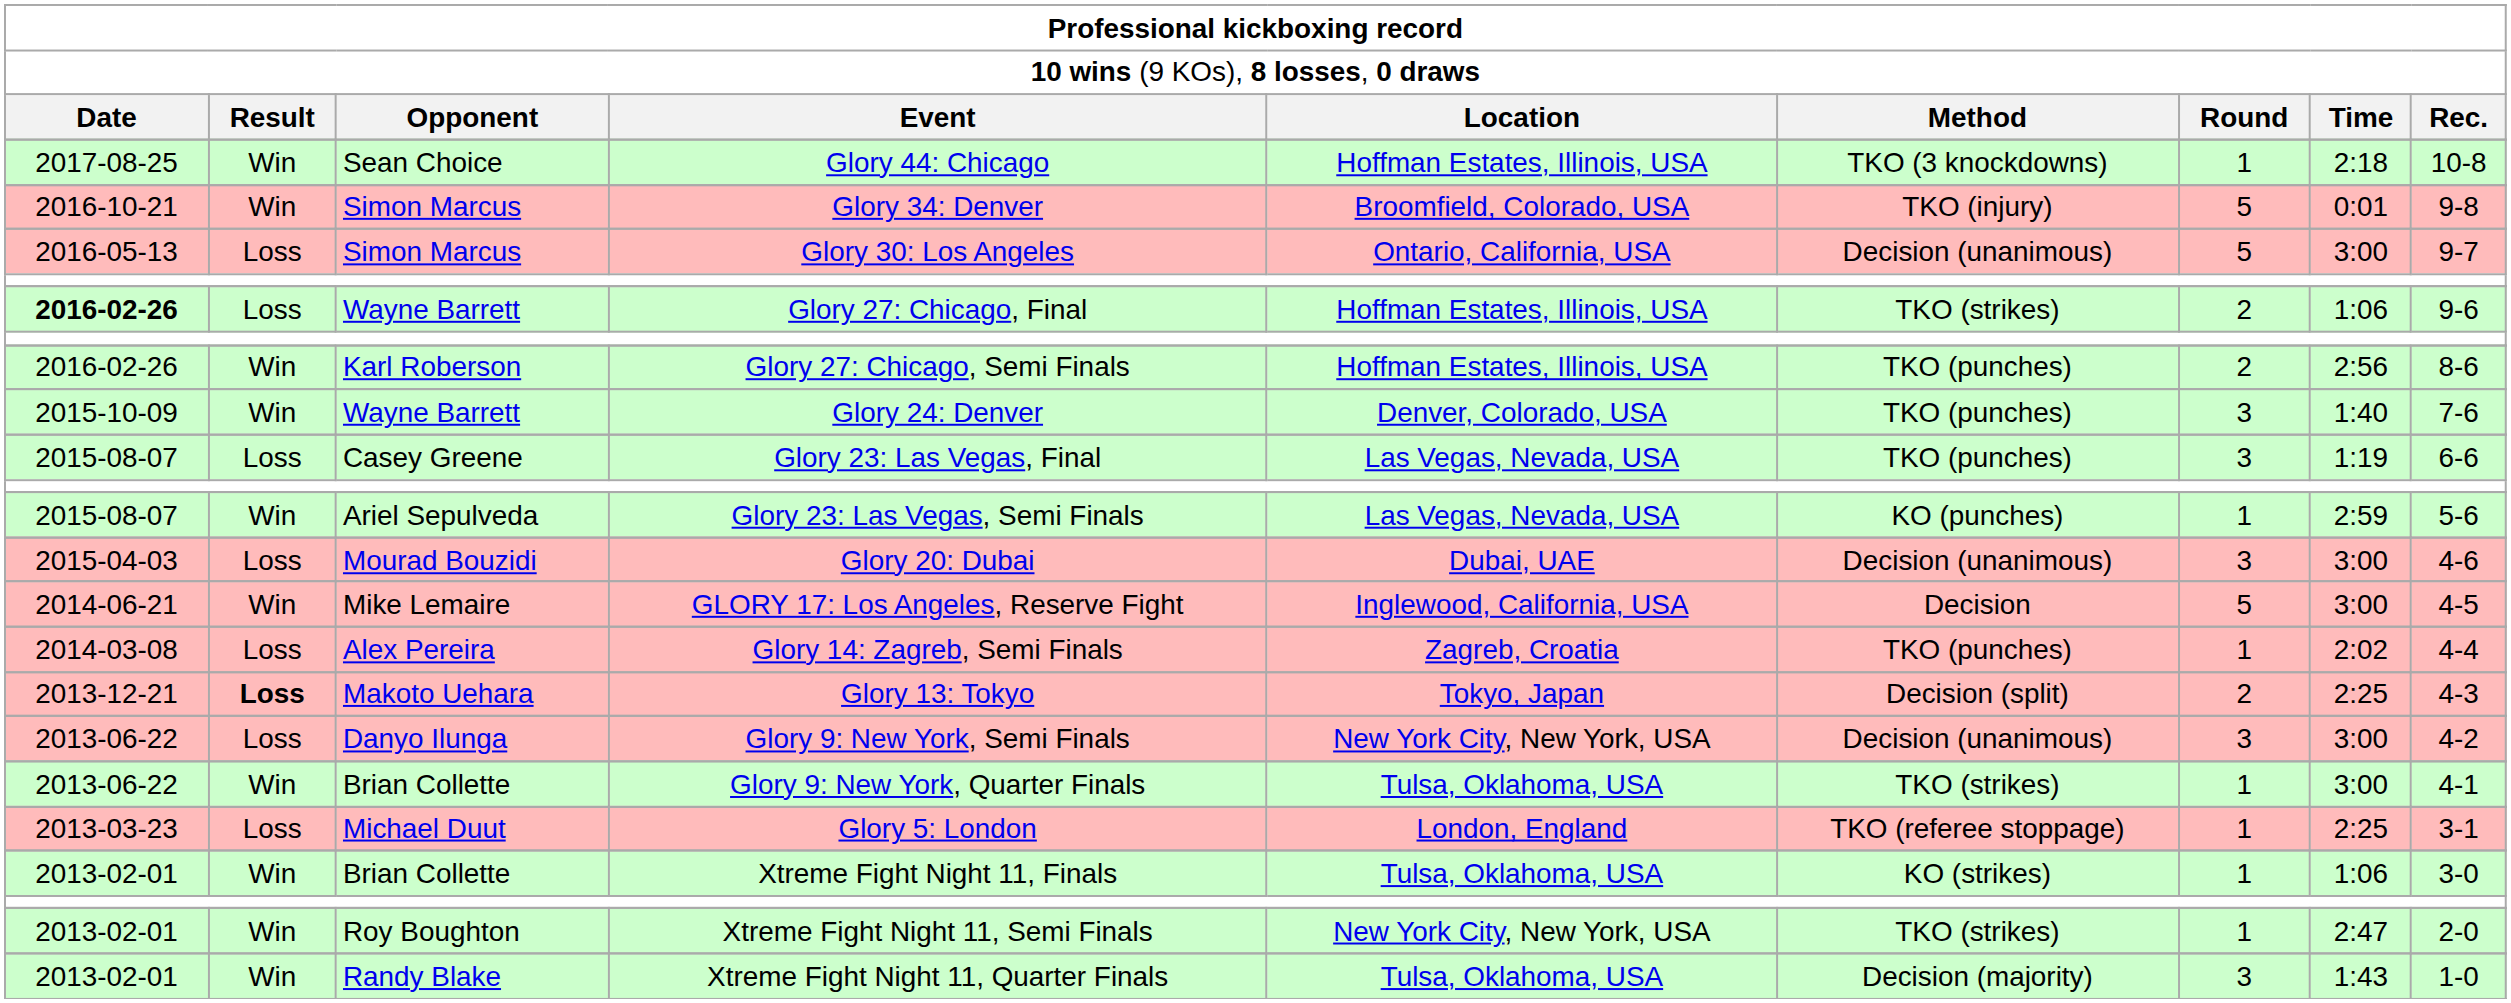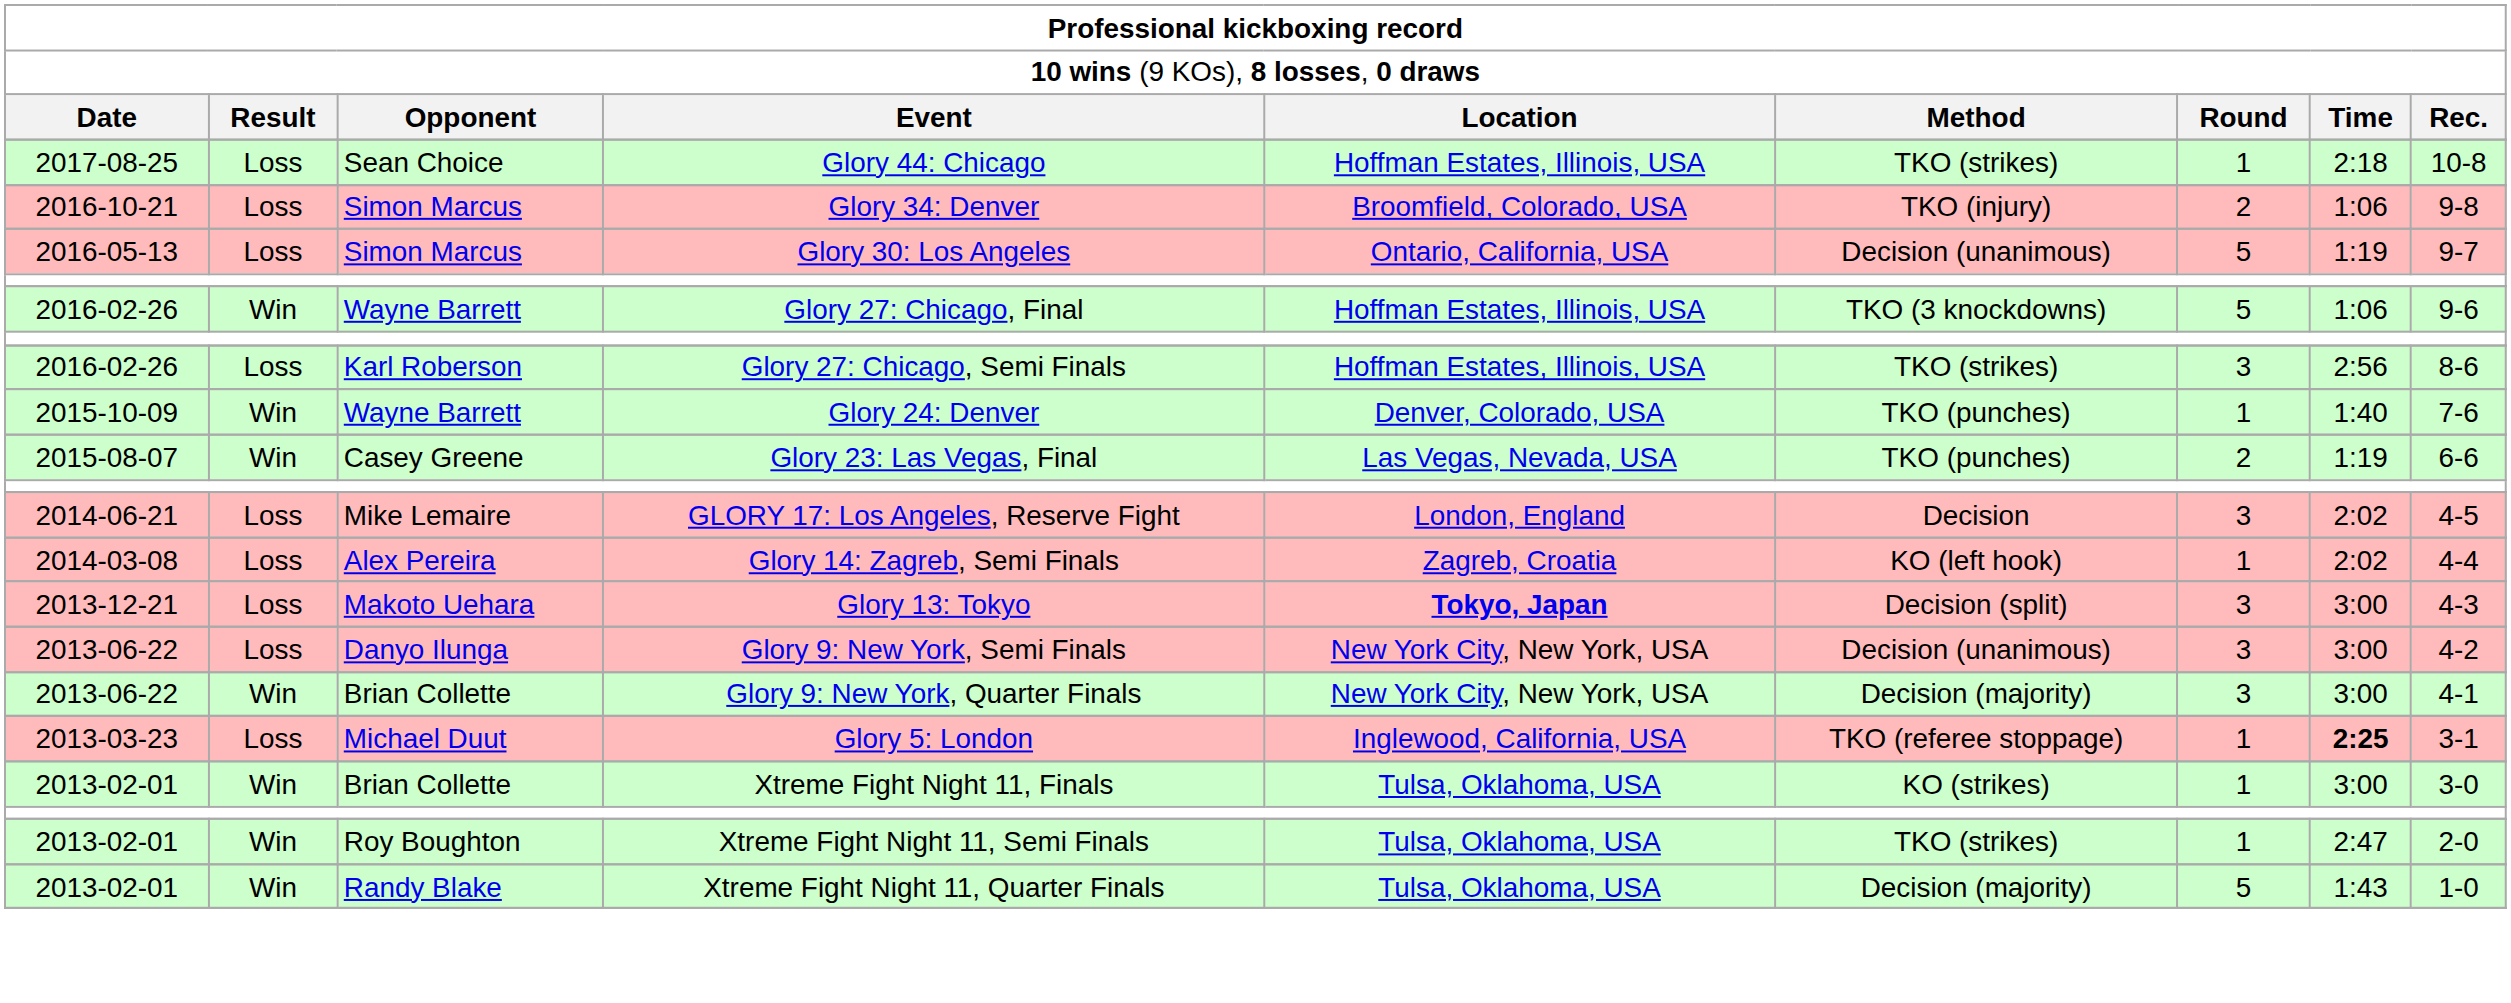(272, 162) Win -> (273, 162) Loss
(1977, 162) TKO (3 knockdowns) -> (1976, 162) TKO (strikes)
(272, 207) Win -> (273, 207) Loss
(2244, 207) 5 -> (2244, 207) 2
(2361, 207) 0:01 -> (2361, 207) 1:06
(2361, 251) 3:00 -> (2361, 251) 1:19
(107, 309) bold -> (107, 309) normal
(272, 309) Loss -> (273, 309) Win
(1977, 309) TKO (strikes) -> (1976, 309) TKO (3 knockdowns)
(2244, 309) 2 -> (2244, 309) 5
(272, 367) Win -> (273, 367) Loss
(1977, 367) TKO (punches) -> (1976, 367) TKO (strikes)
(2244, 367) 2 -> (2244, 367) 3
(2244, 412) 3 -> (2244, 412) 1
(272, 457) Loss -> (273, 457) Win
(2244, 457) 3 -> (2244, 457) 2
- row: (938, 515)
- row: (938, 560)
(272, 604) Win -> (273, 515) Loss
(1522, 604) Inglewood, California, USA -> (1520, 515) London, England
(2244, 604) 5 -> (2244, 515) 3
(2361, 604) 3:00 -> (2361, 515) 2:02
(1977, 649) TKO (punches) -> (1976, 560) KO (left hook)
(272, 694) bold -> (273, 604) normal
(1522, 694) normal -> (1520, 604) bold
(2244, 694) 2 -> (2244, 604) 3
(2361, 694) 2:25 -> (2361, 604) 3:00
(1522, 784) Tulsa, Oklahoma, USA -> (1520, 694) New York City, New York, USA
(1977, 784) TKO (strikes) -> (1976, 694) Decision (majority)
(2244, 784) 1 -> (2244, 694) 3
(1522, 828) London, England -> (1520, 739) Inglewood, California, USA
(2361, 828) normal -> (2361, 739) bold
(2361, 873) 1:06 -> (2361, 784) 3:00
(1522, 931) New York City, New York, USA -> (1520, 841) Tulsa, Oklahoma, USA
(2244, 976) 3 -> (2244, 886) 5
